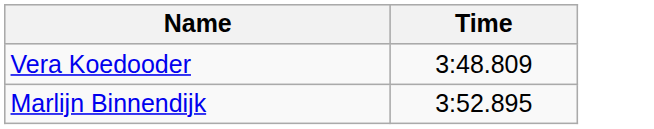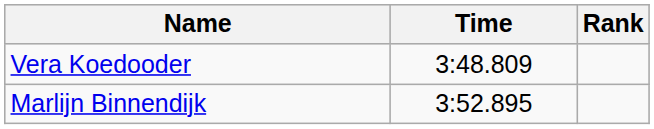+ column: (613, 24)
